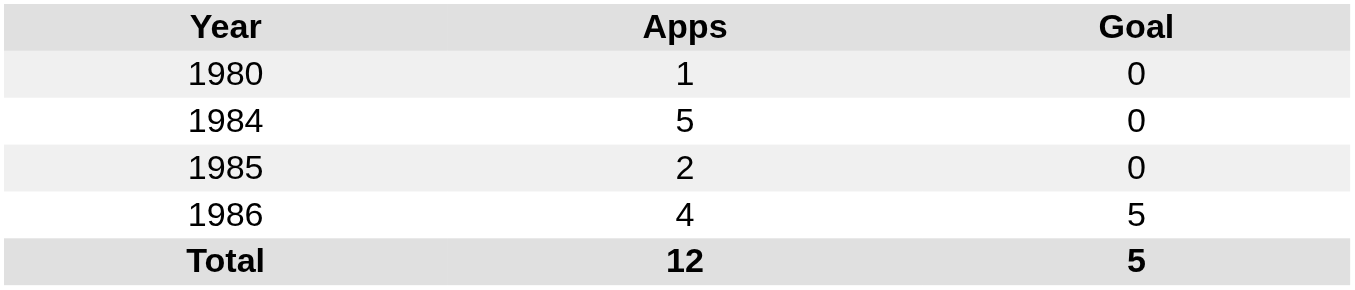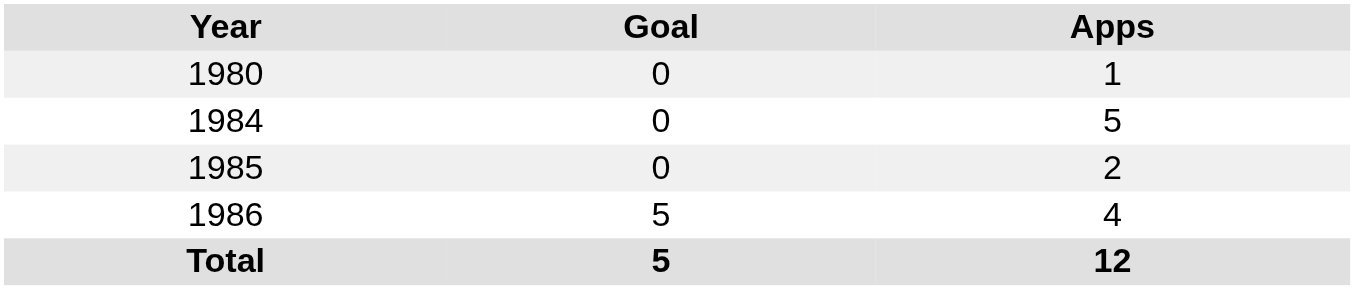columns swapped: (685, 26) <-> (1136, 26)
